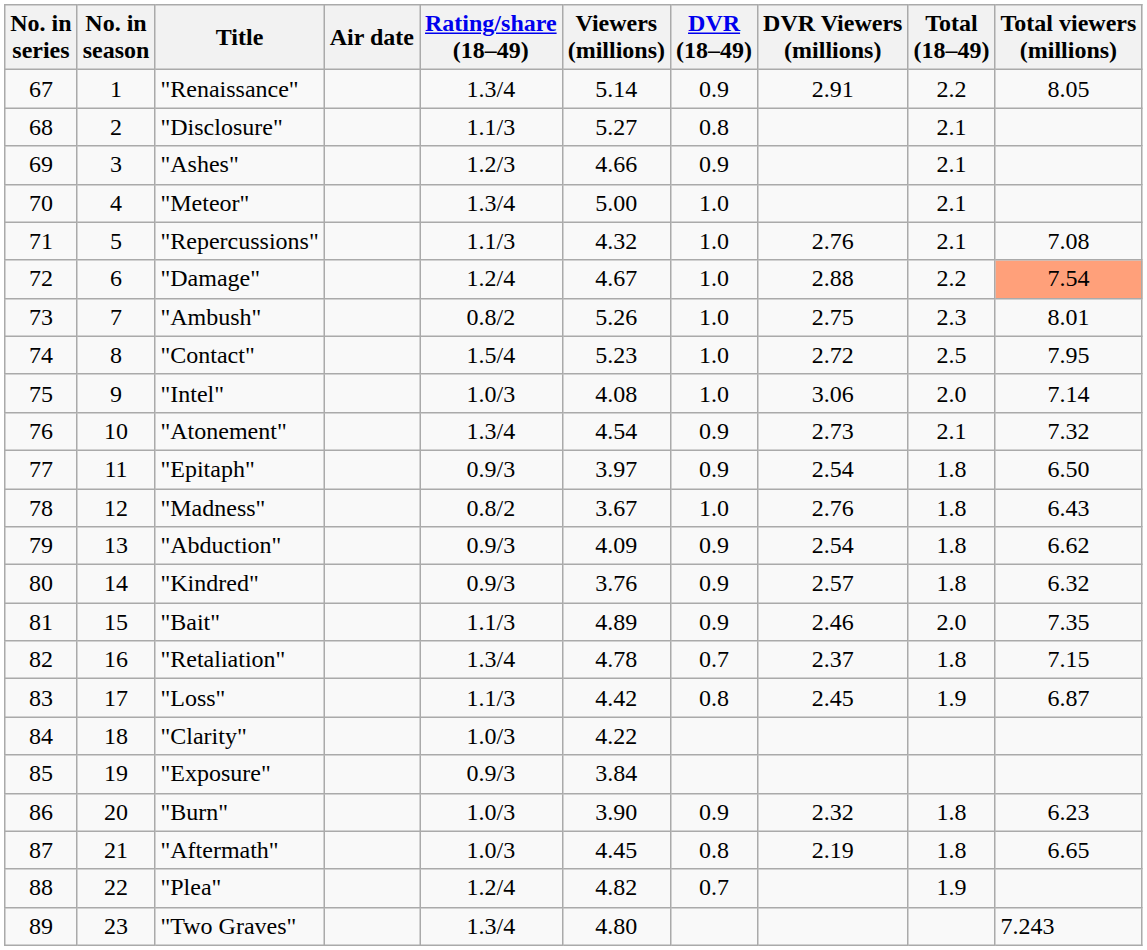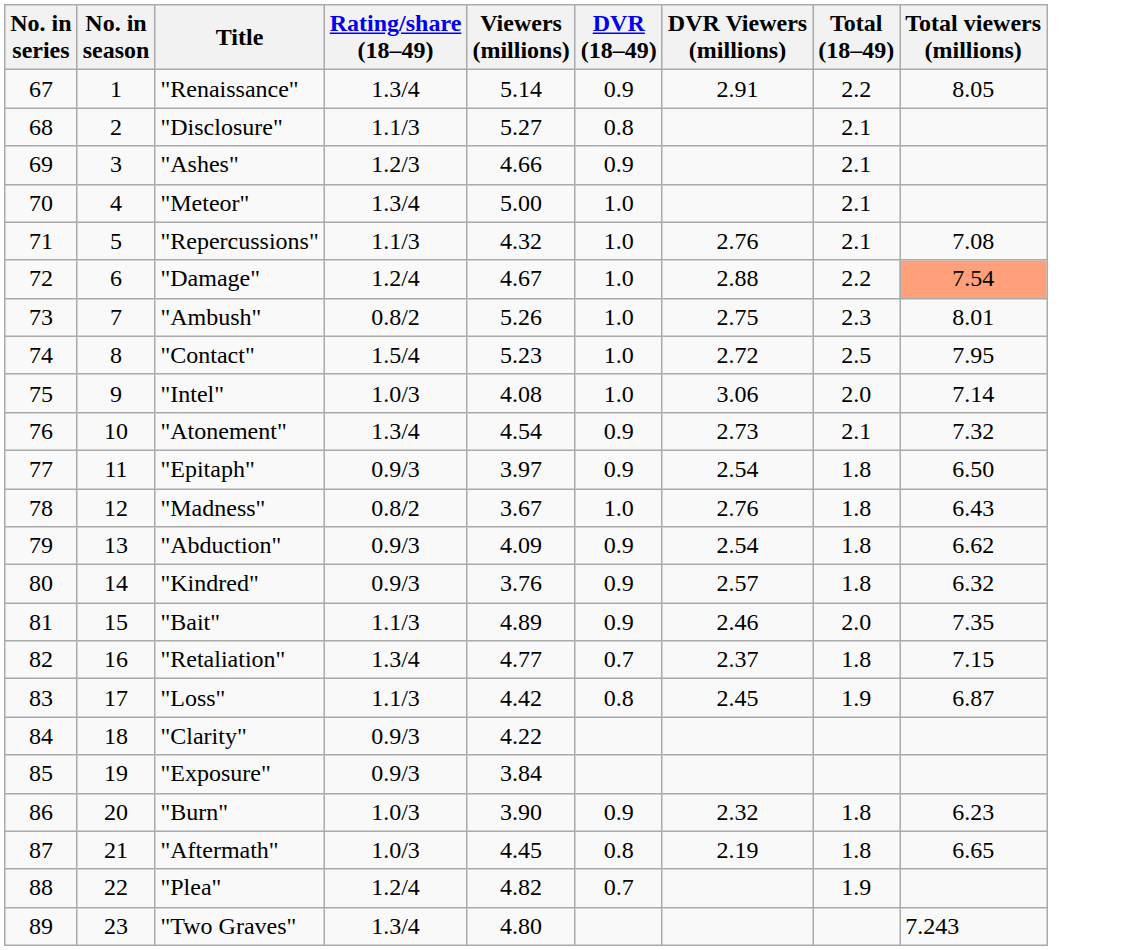- column: (372, 37)
(616, 659) 4.78 -> (521, 659) 4.77
(491, 735) 1.0/3 -> (396, 735) 0.9/3
